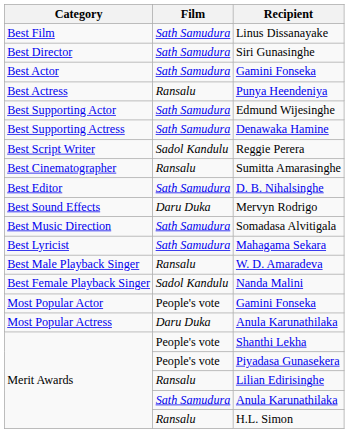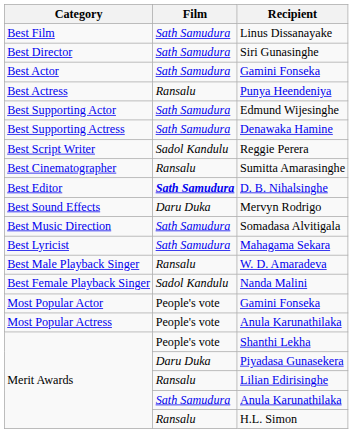(193, 187) normal -> (195, 187) bold
(183, 322) Daru Duka -> (188, 322) People's vote
(188, 361) People's vote -> (183, 361) Daru Duka
